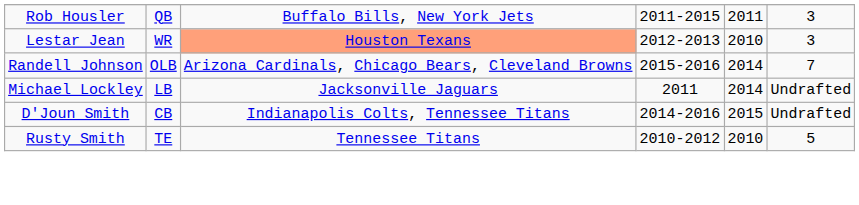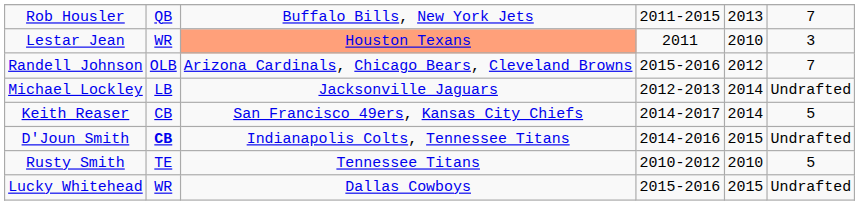(745, 17) 2011 -> (745, 17) 2013
(811, 17) 3 -> (811, 17) 7
(680, 41) 2012-2013 -> (680, 41) 2011
(745, 65) 2014 -> (745, 65) 2012
(680, 90) 2011 -> (680, 90) 2012-2013
+ row: (75, 114)
(163, 114) normal -> (163, 139) bold
+ row: (75, 187)
